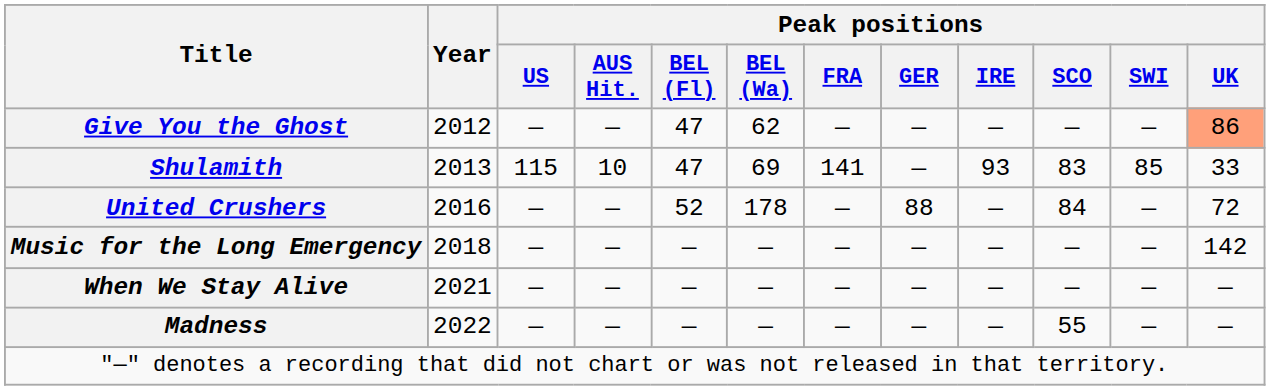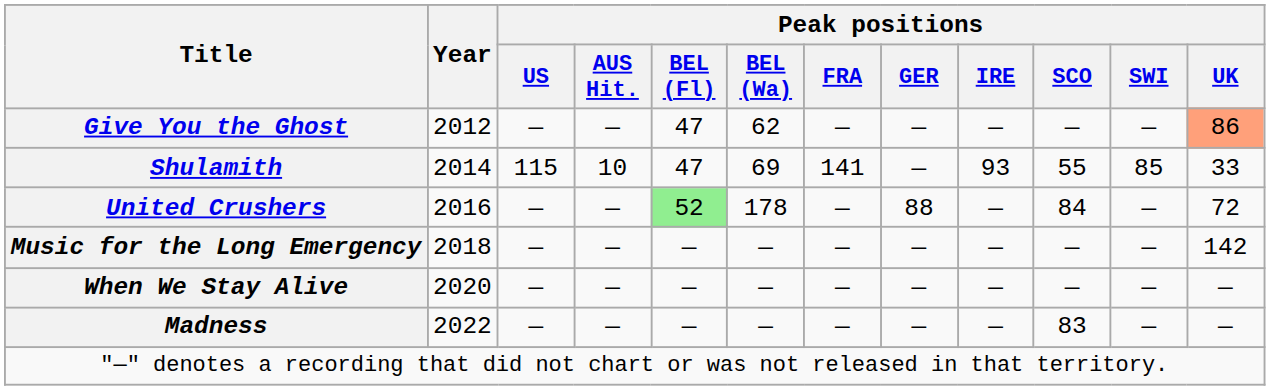(462, 168) 2013 -> (462, 168) 2014
(1072, 168) 83 -> (1072, 168) 55
(689, 208) no background -> (689, 208) lightgreen background
(462, 287) 2021 -> (462, 287) 2020
(1072, 327) 55 -> (1072, 327) 83
